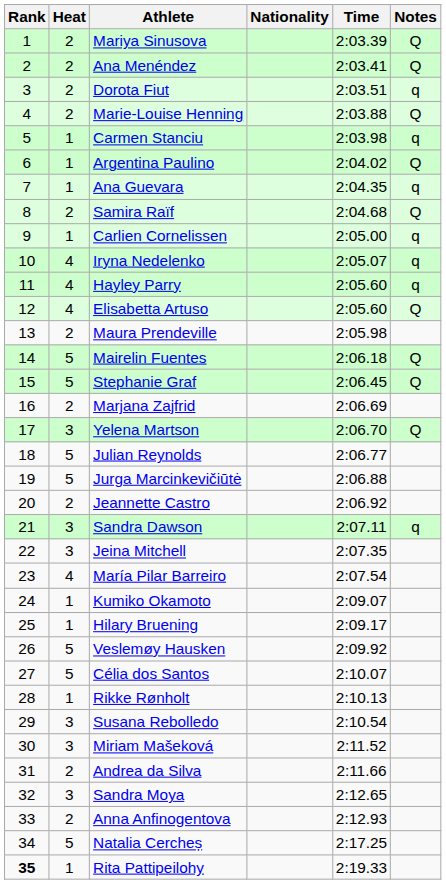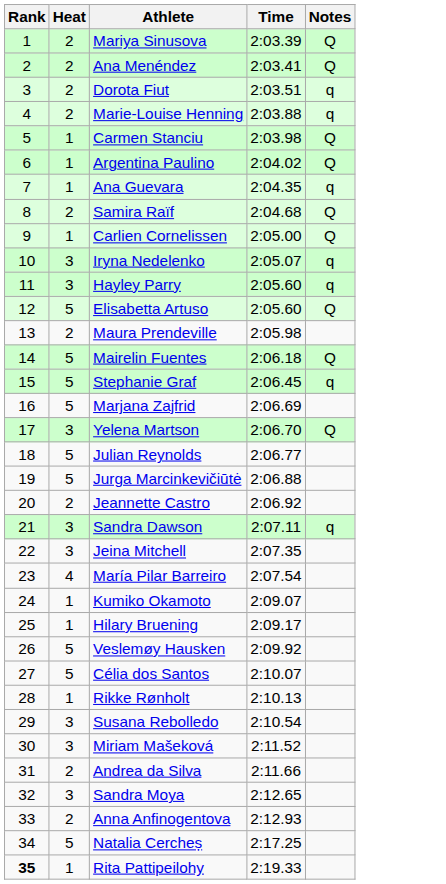- column: (290, 17)
(416, 114) Q -> (330, 114) q
(416, 138) q -> (330, 138) Q
(416, 236) q -> (330, 236) Q
(69, 260) 4 -> (69, 260) 3
(69, 284) 4 -> (69, 284) 3
(69, 308) 4 -> (69, 308) 5
(416, 381) Q -> (330, 381) q
(69, 406) 2 -> (69, 406) 5
